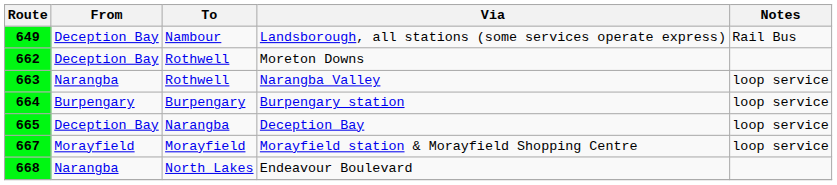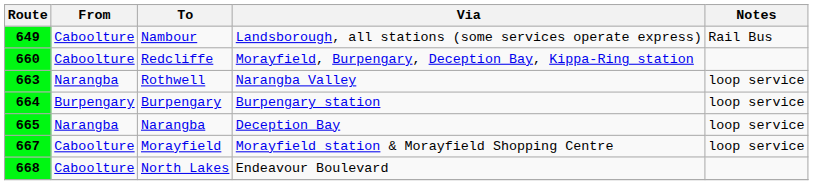(106, 37) Deception Bay -> (94, 37) Caboolture
+ row: (28, 59)
- row: (28, 59)
(106, 125) Deception Bay -> (86, 125) Narangba
(94, 146) Morayfield -> (94, 146) Caboolture
(86, 168) Narangba -> (94, 168) Caboolture
